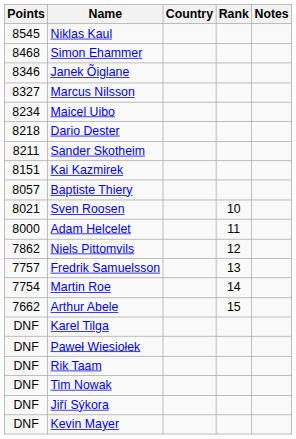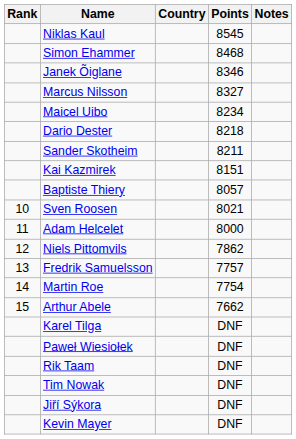columns swapped: (234, 14) <-> (26, 14)
